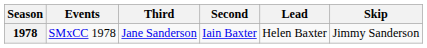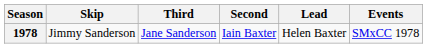columns swapped: (376, 14) <-> (82, 14)
